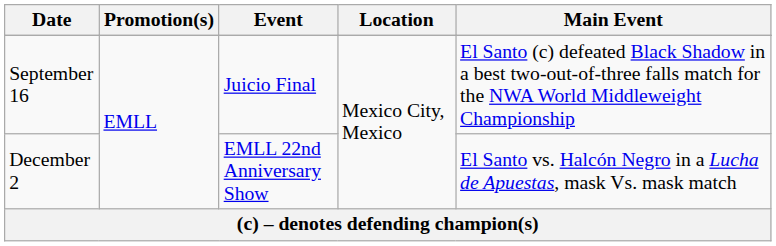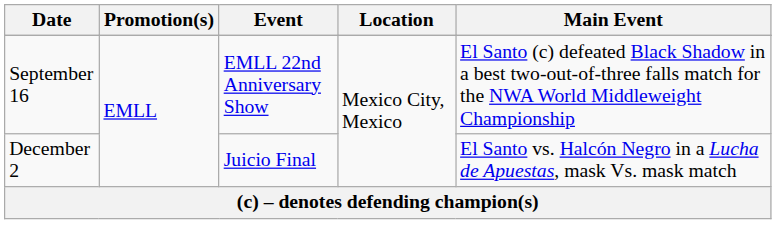(270, 84) Juicio Final -> (272, 84) EMLL 22nd Anniversary Show
(272, 171) EMLL 22nd Anniversary Show -> (270, 160) Juicio Final
